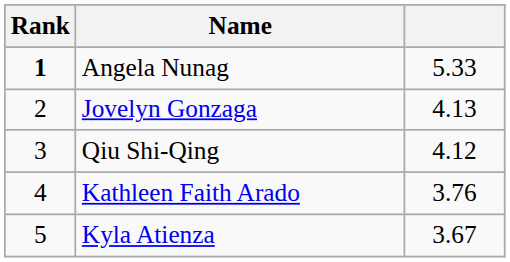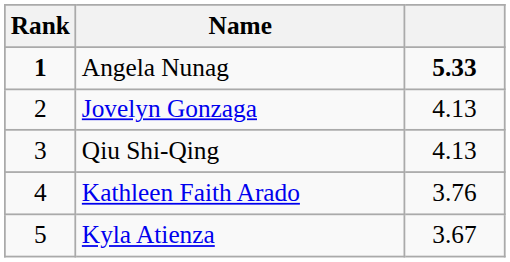(455, 67) normal -> (455, 67) bold
(455, 151) 4.12 -> (455, 151) 4.13
